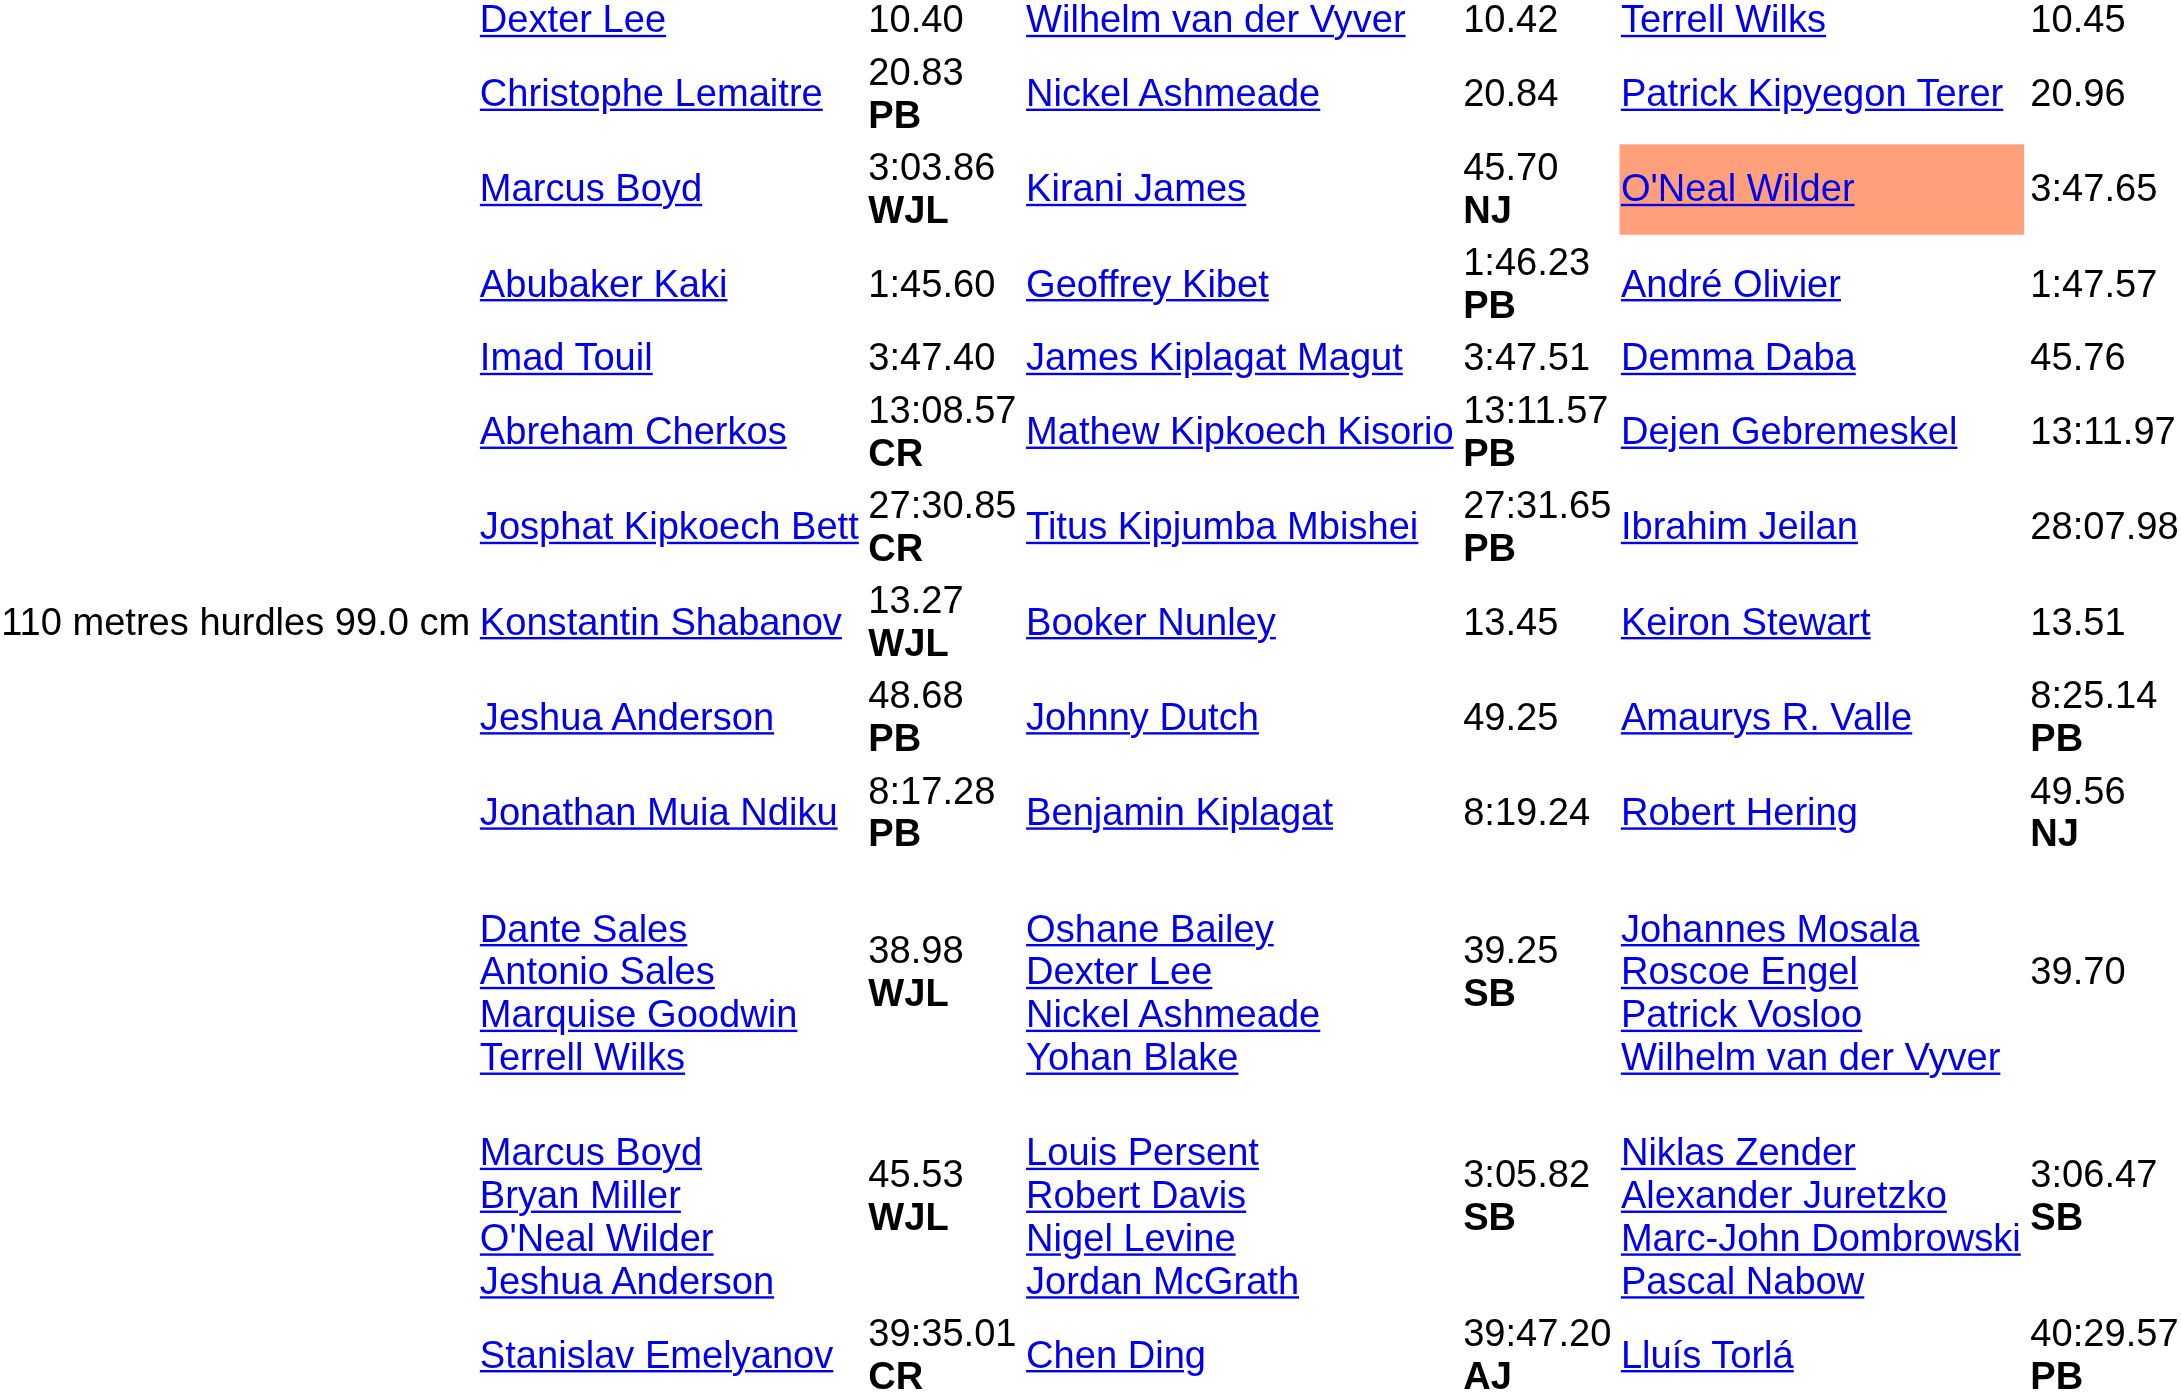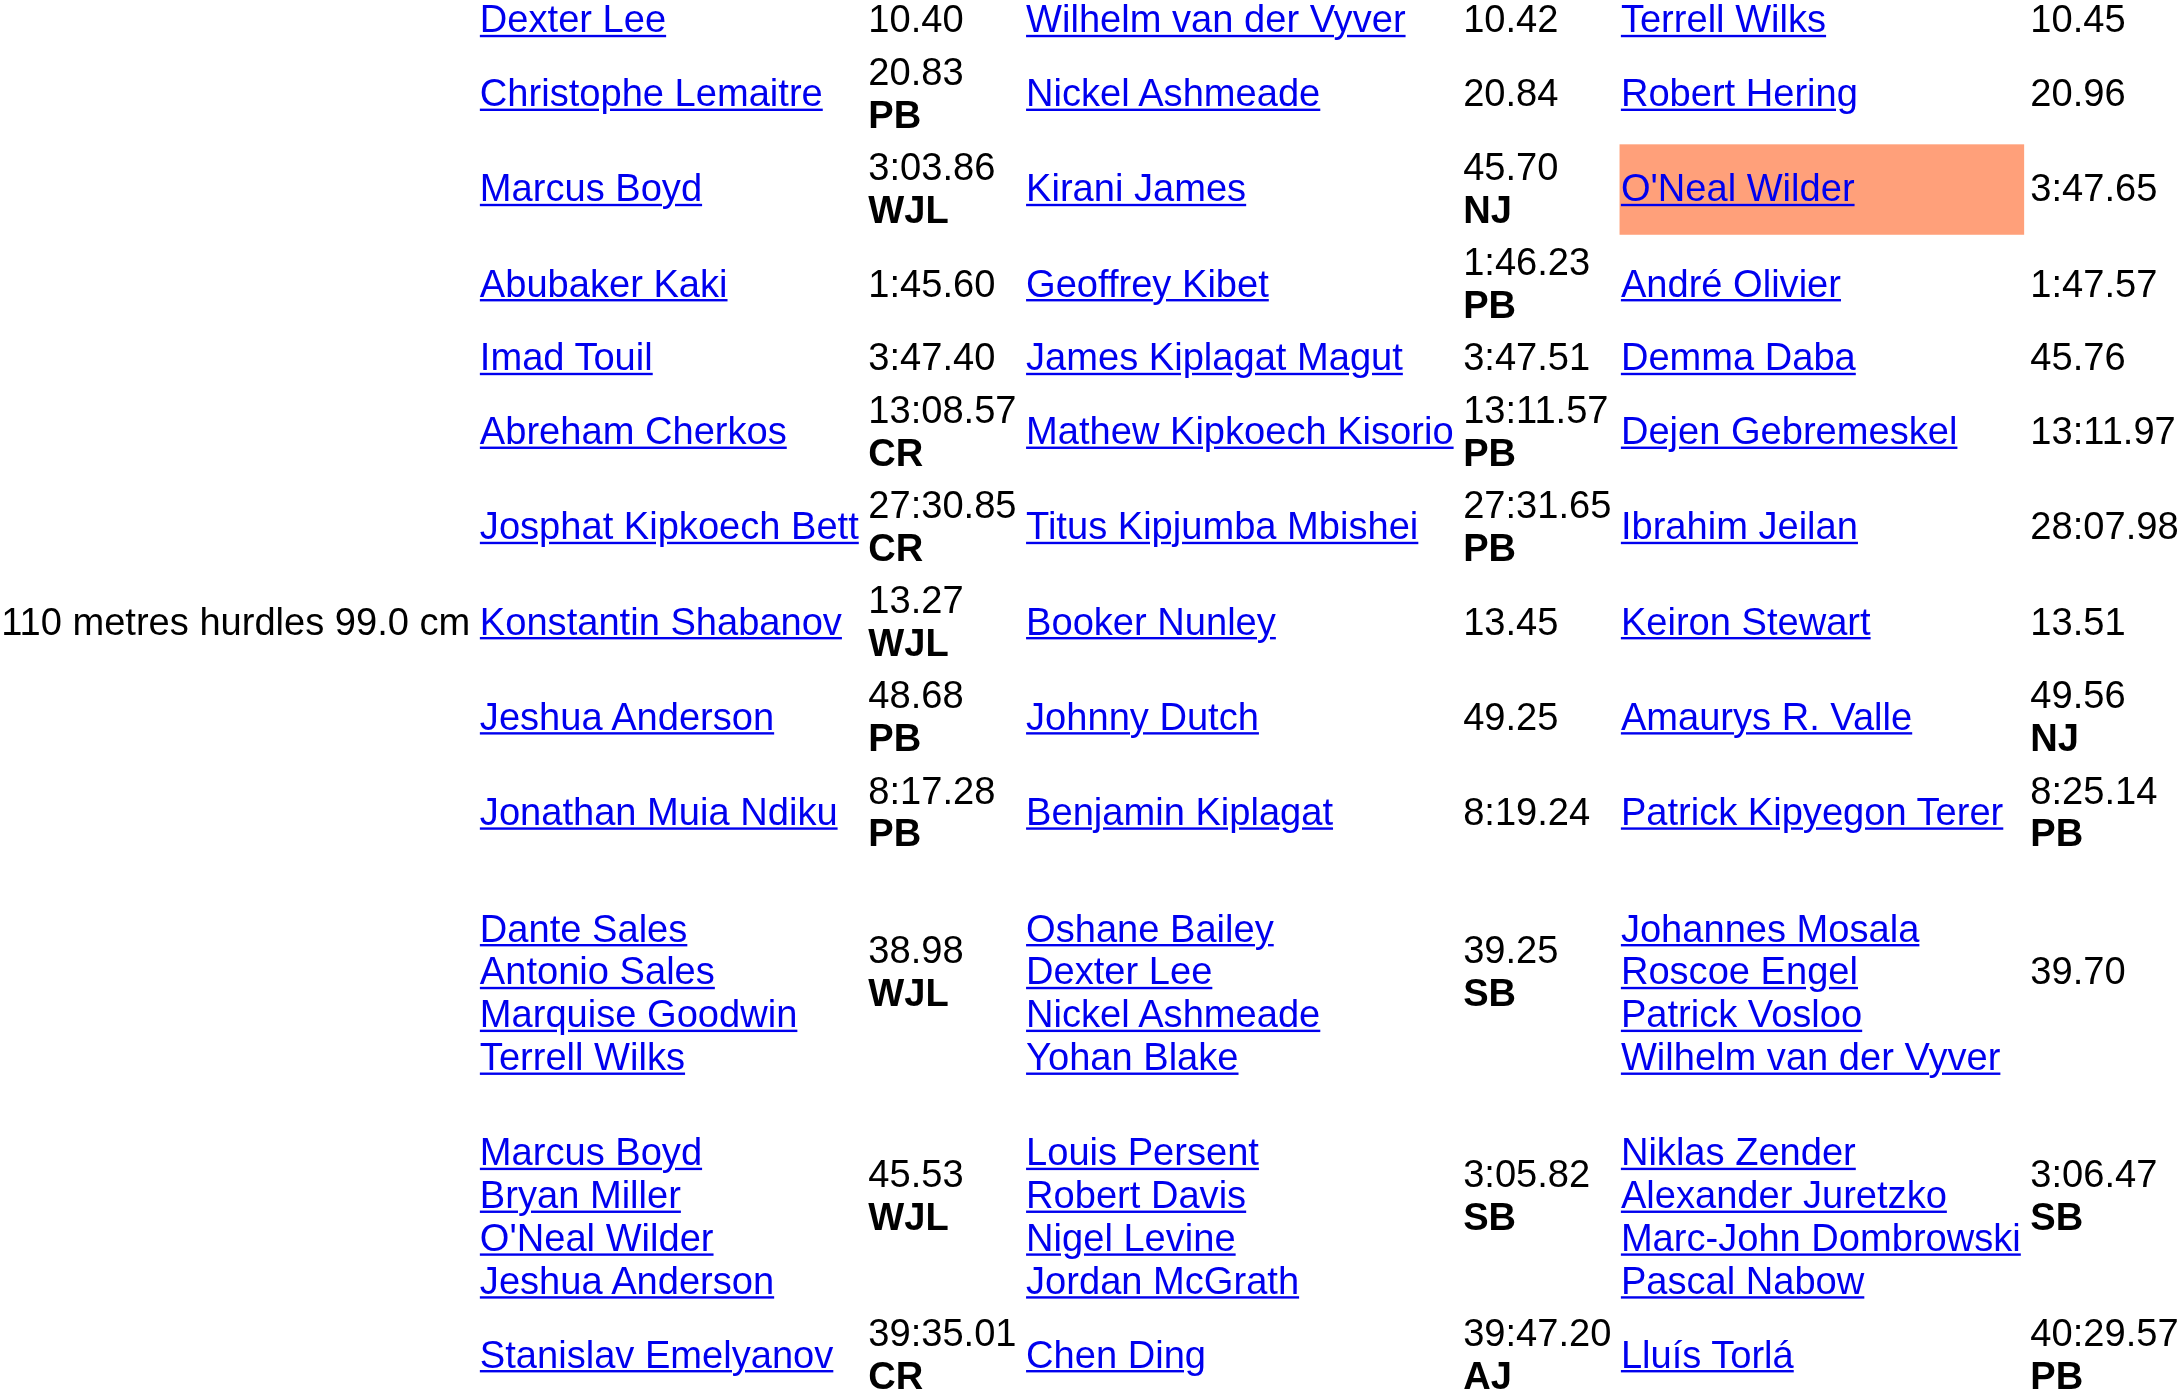(1812, 93) Patrick Kipyegon Terer -> (1739, 93) Robert Hering
(2094, 717) 8:25.14 PB -> (2078, 717) 49.56 NJ
(1739, 812) Robert Hering -> (1812, 812) Patrick Kipyegon Terer
(2078, 812) 49.56 NJ -> (2094, 812) 8:25.14 PB
